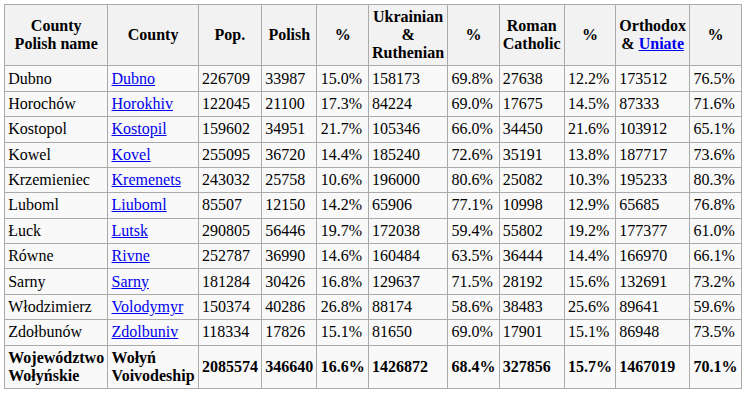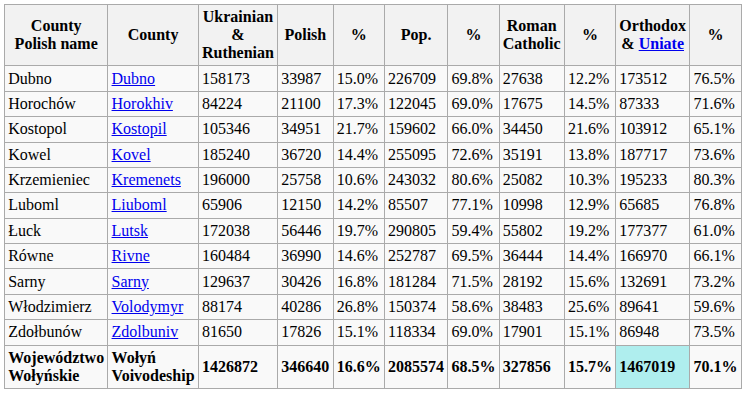columns swapped: (230, 35) <-> (408, 35)
(472, 256) 63.5% -> (472, 256) 69.5%
(473, 366) 68.4% -> (473, 366) 68.5%
(647, 366) no background -> (647, 366) paleturquoise background
